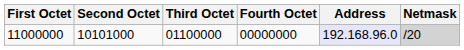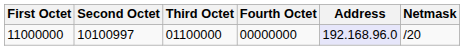(106, 34) 10101000 -> (106, 34) 10100997
(412, 34) lightgrey background -> (412, 34) no background
